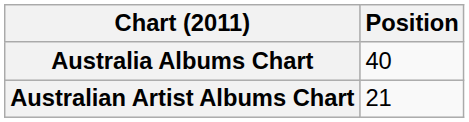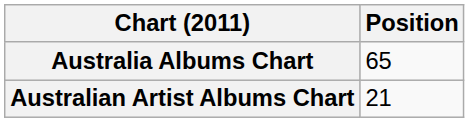(379, 60) 40 -> (379, 60) 65
